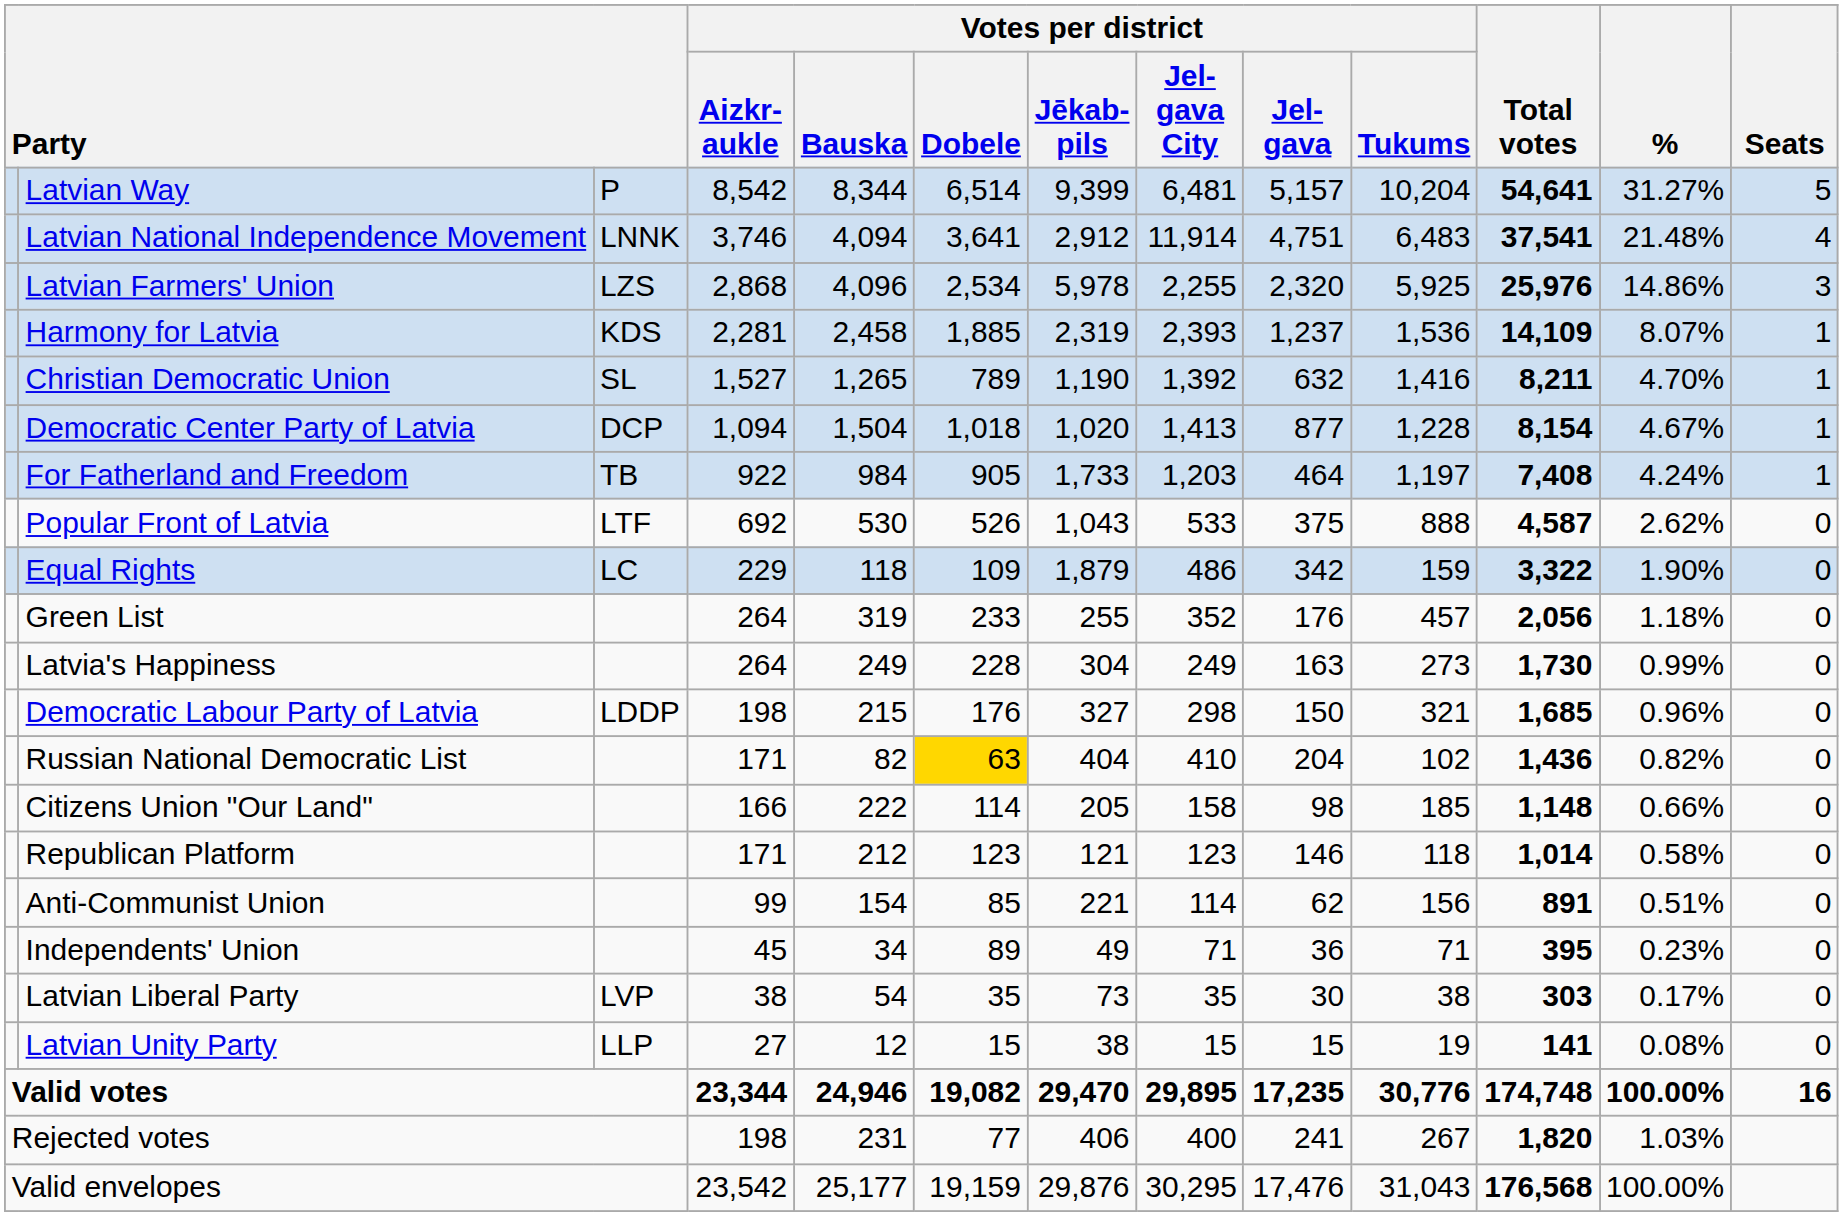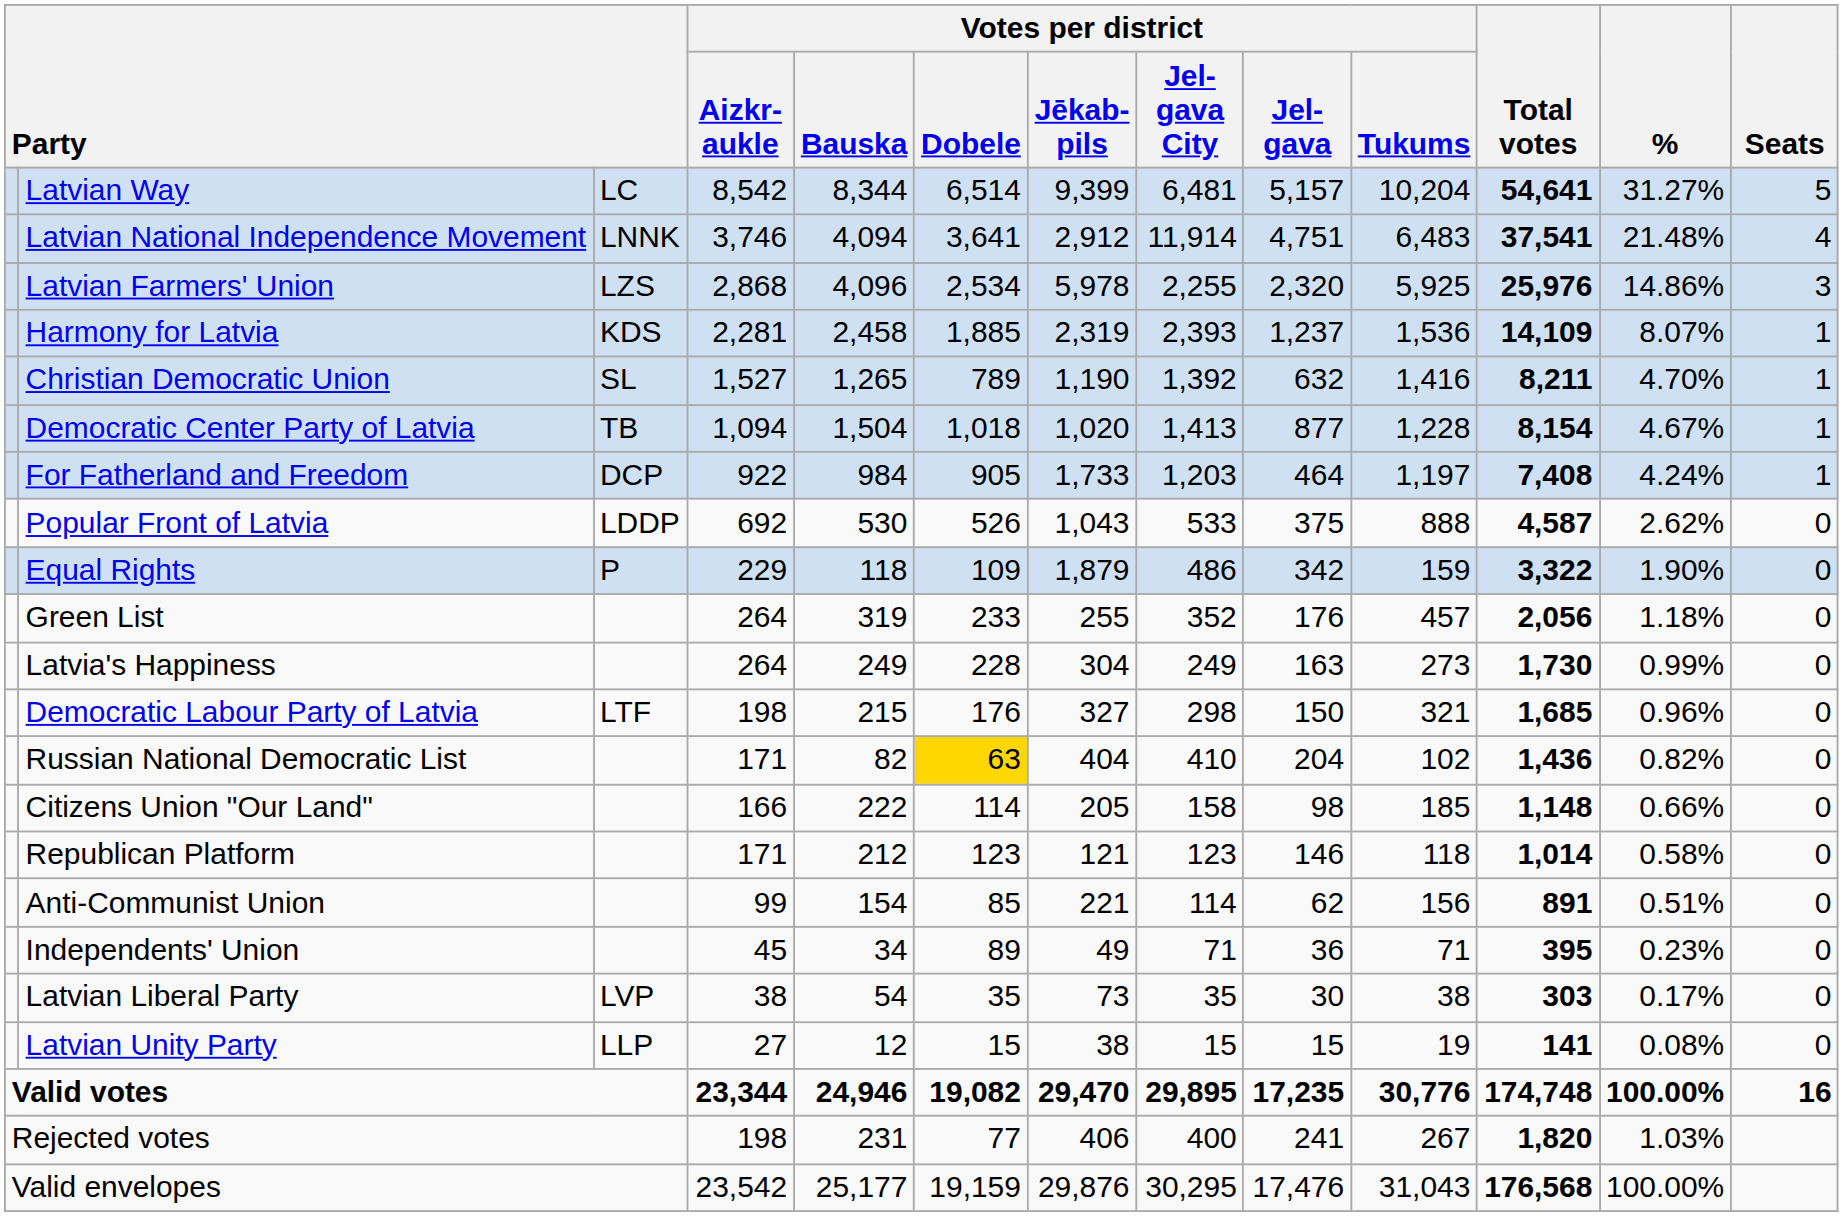(610, 190) Р -> (619, 190) LC
(632, 427) DCP -> (619, 427) TB
(619, 475) TB -> (632, 475) DCP
(625, 522) LTF -> (640, 522) LDDP
(619, 570) LC -> (610, 570) Р
(640, 712) LDDP -> (625, 712) LTF
